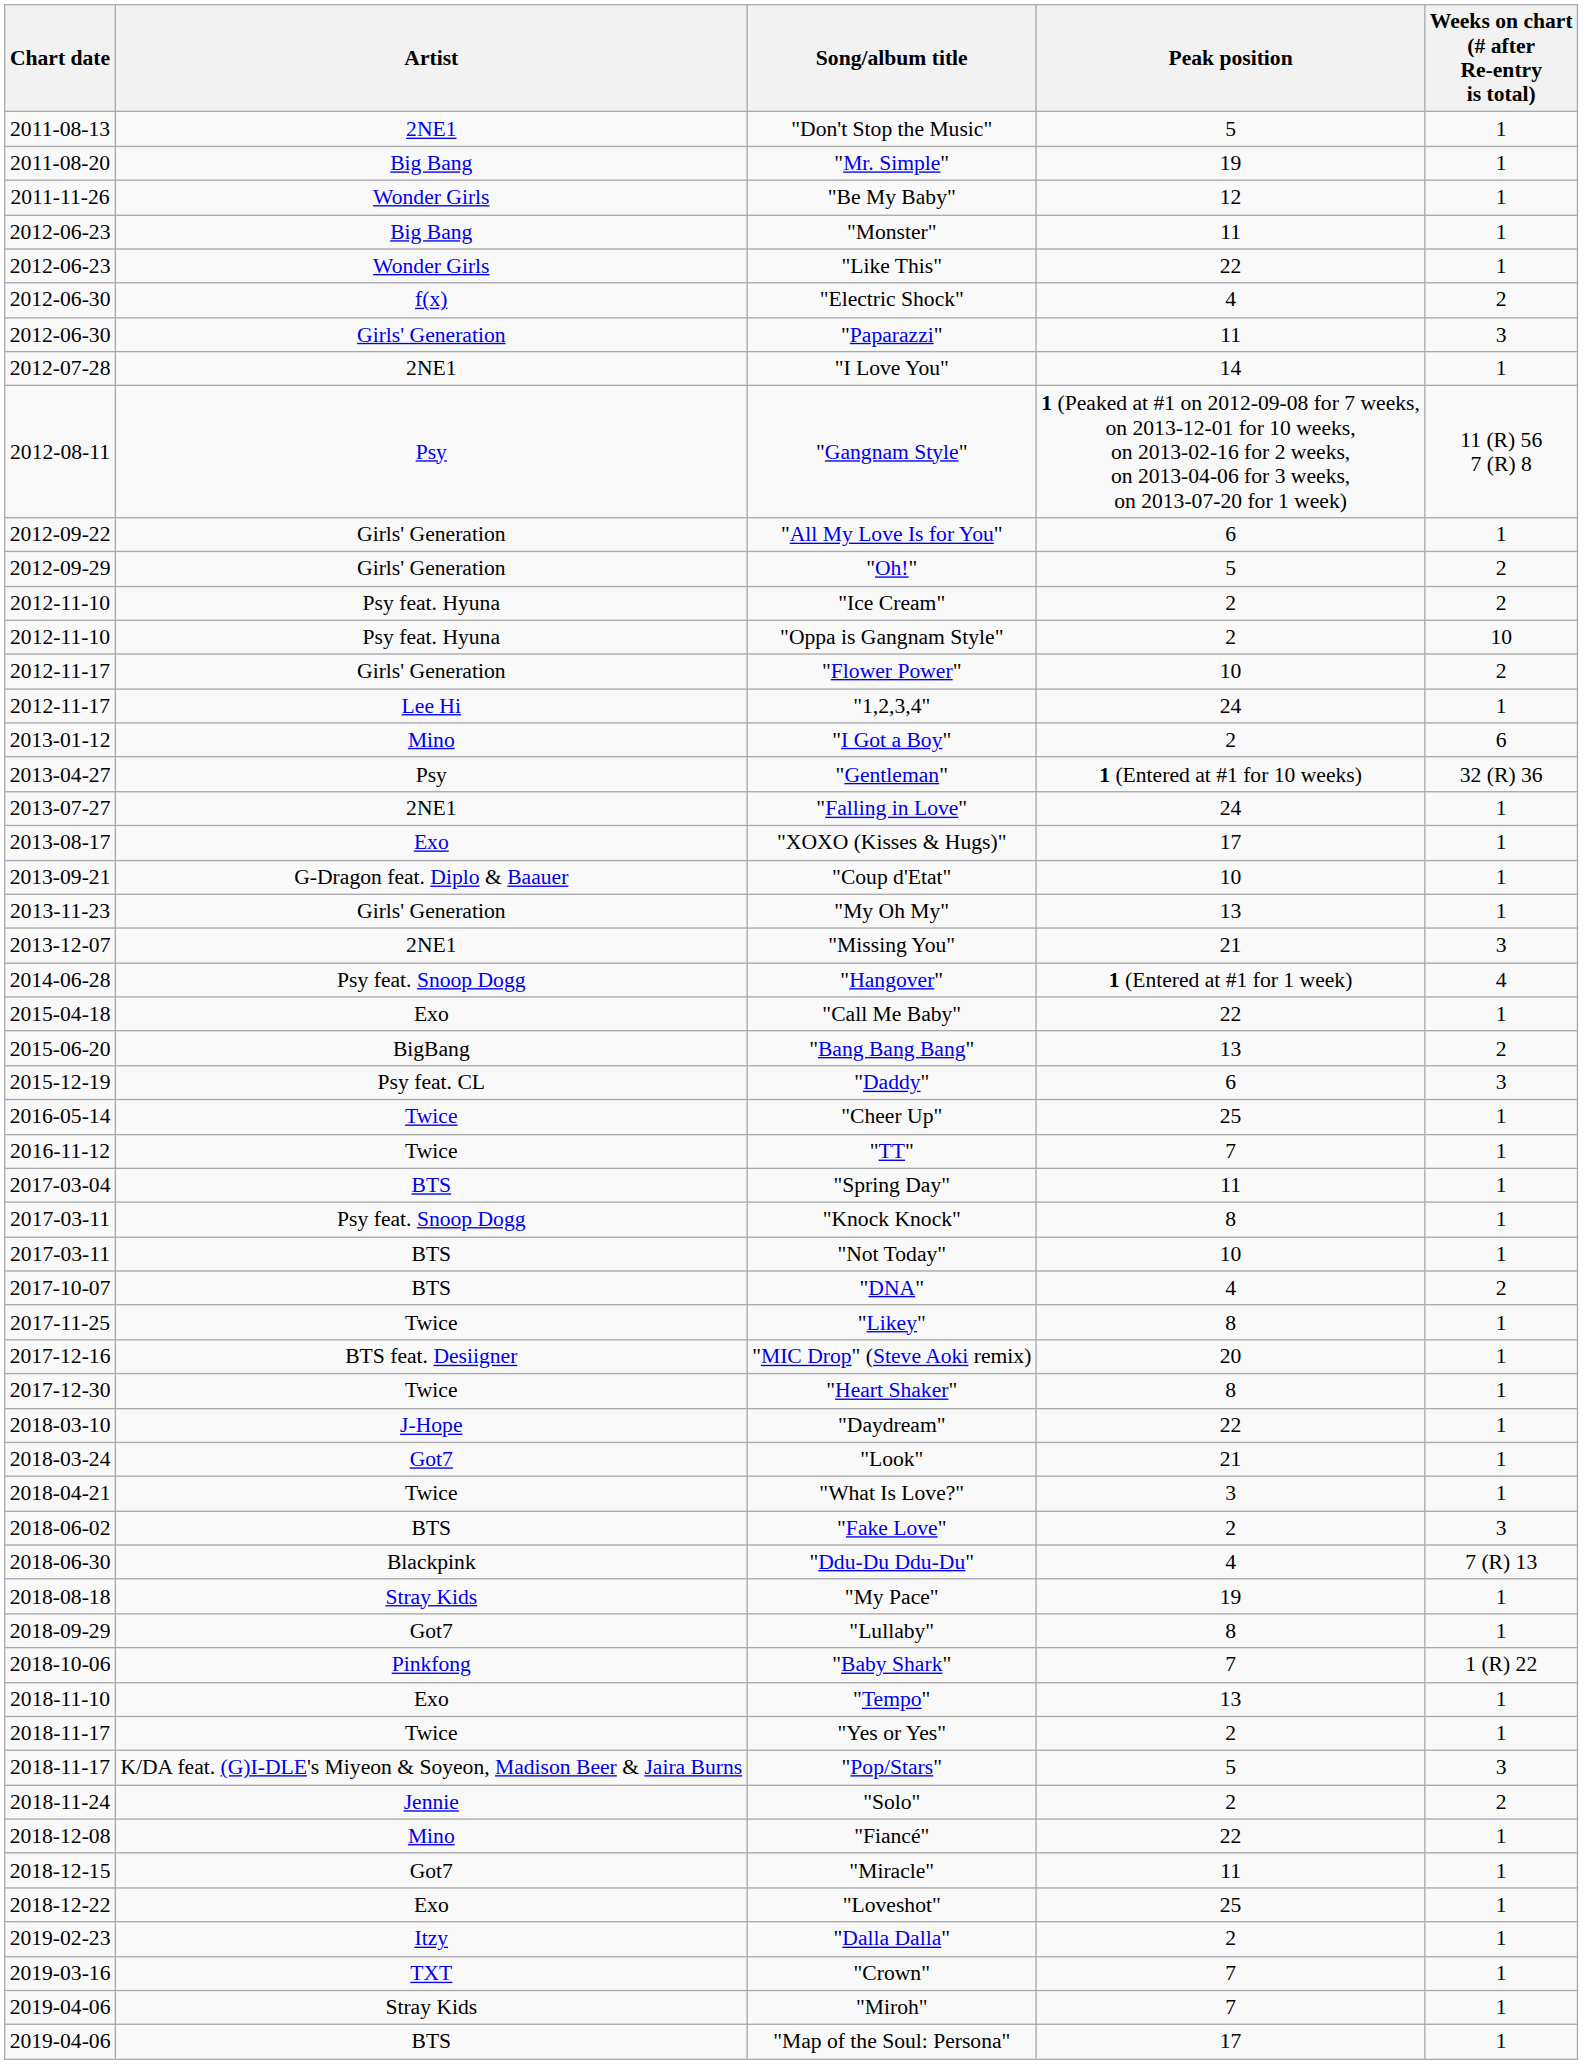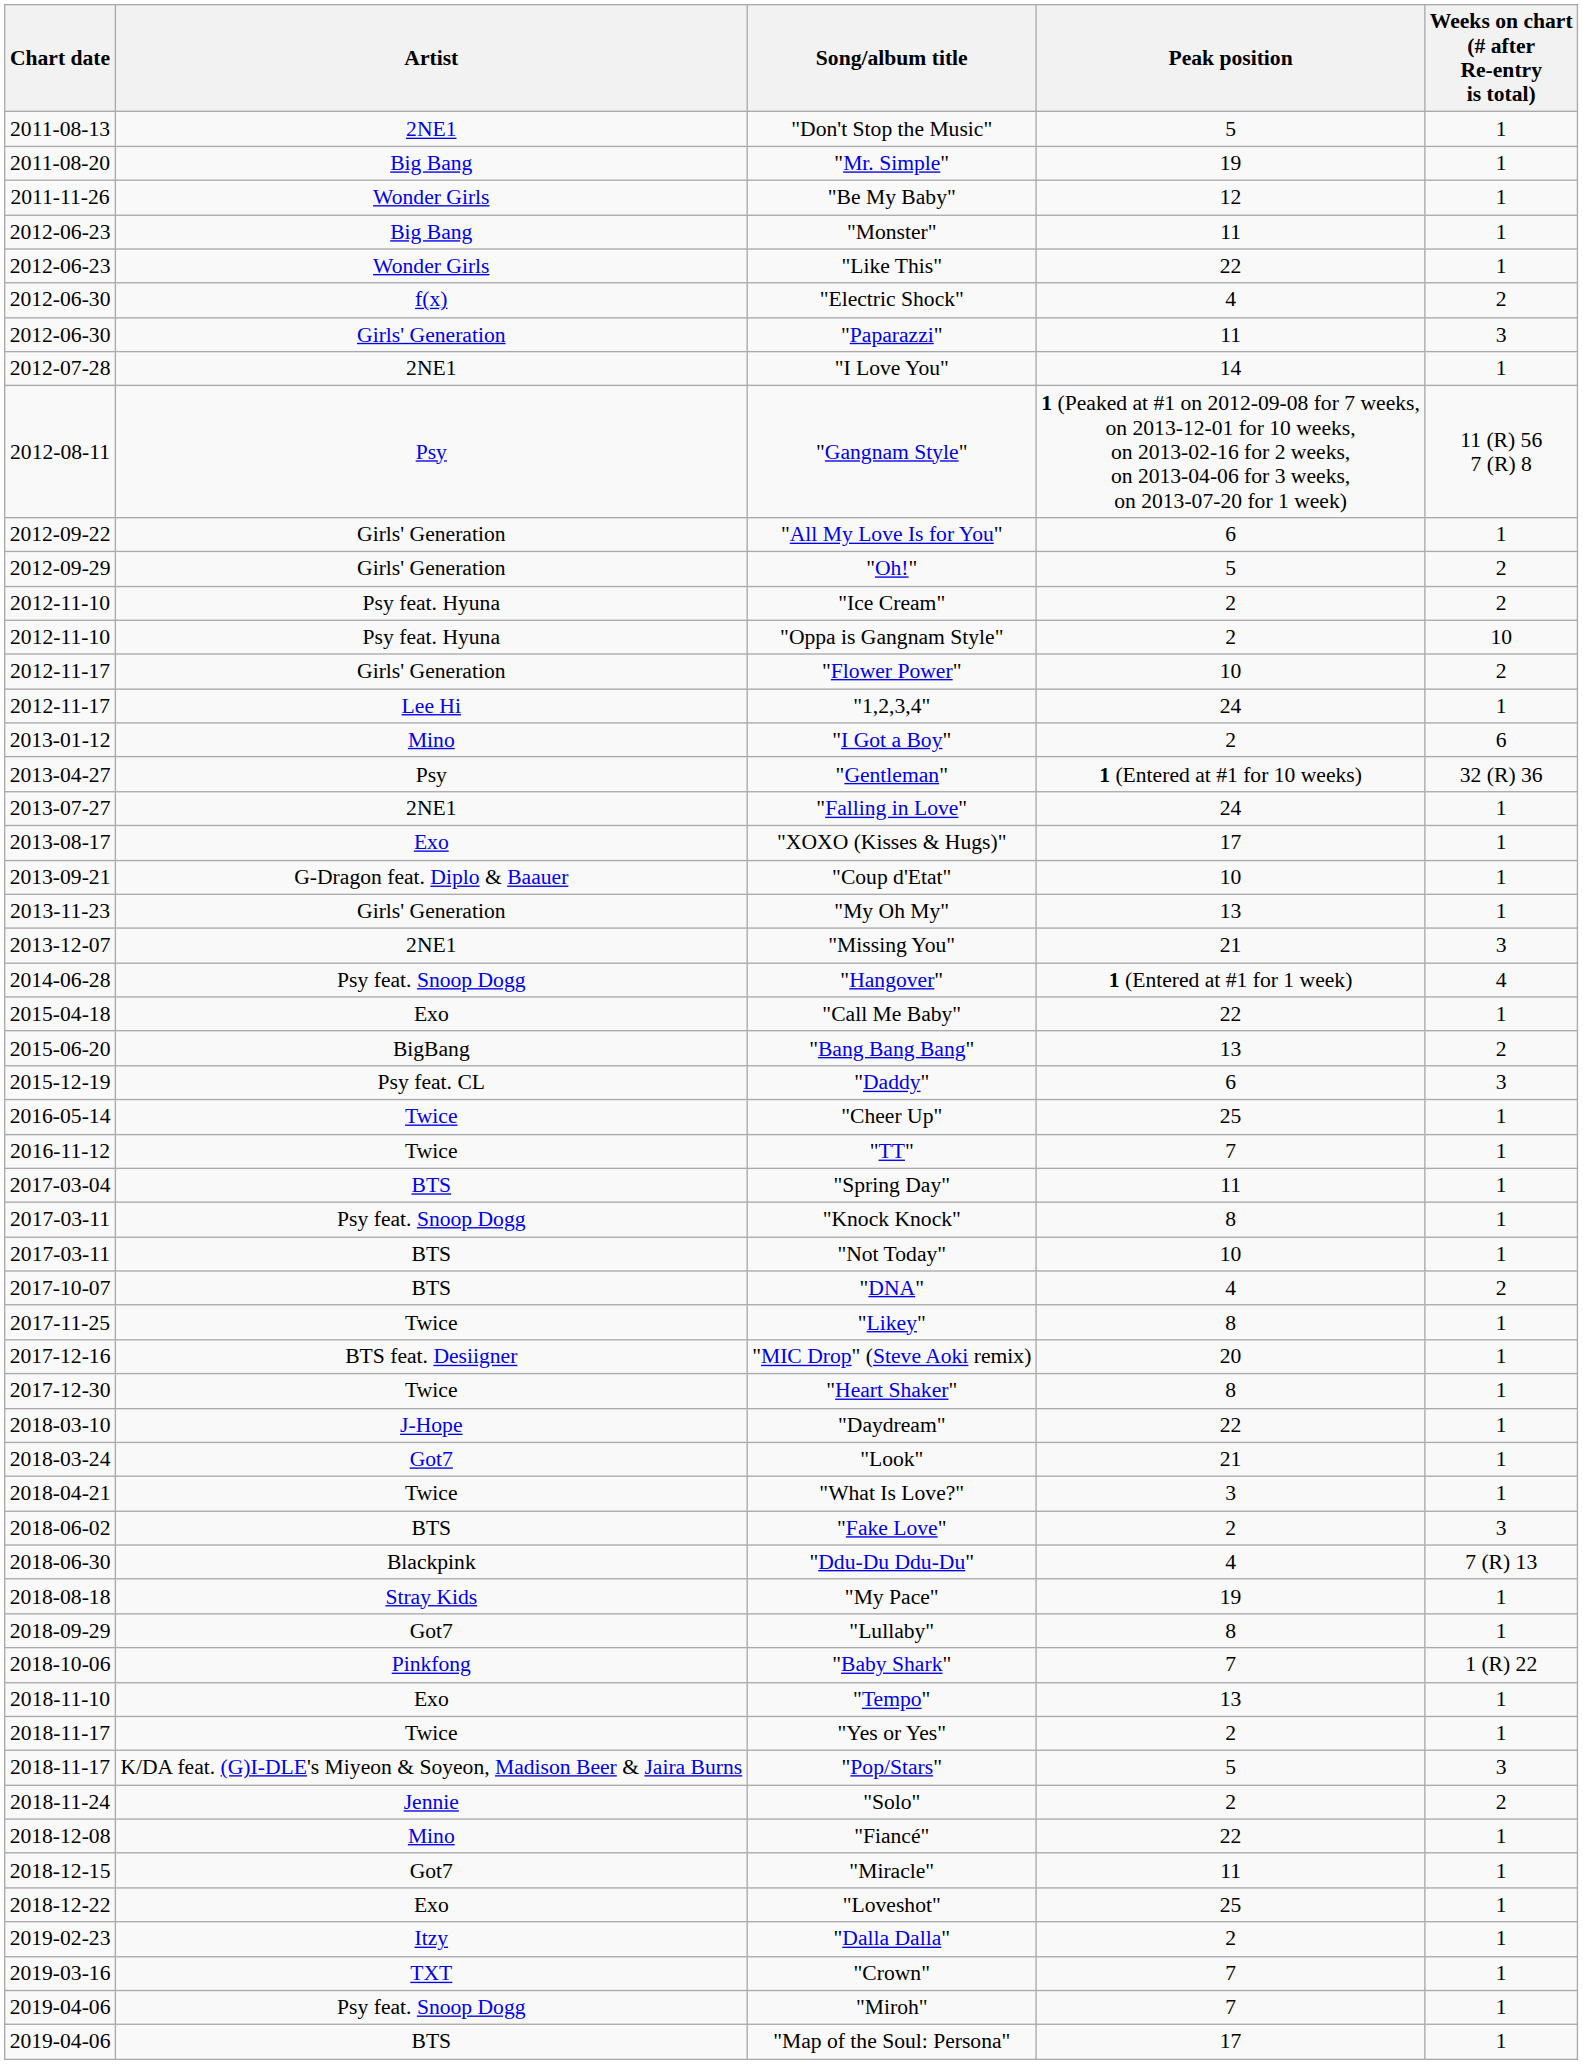(431, 2007) Stray Kids -> (431, 2007) Psy feat. Snoop Dogg
